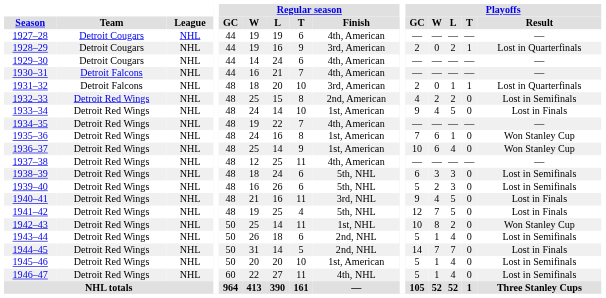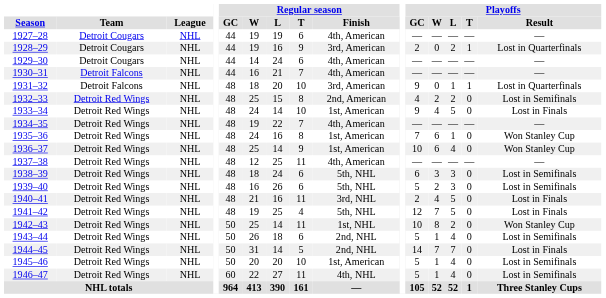(417, 86) 2 -> (417, 86) 9
(417, 199) 9 -> (417, 199) 2
